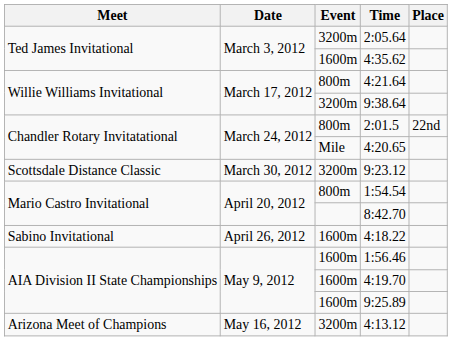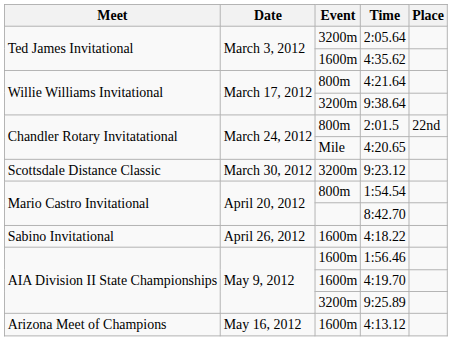(338, 302) 1600m -> (338, 302) 3200m
(338, 324) 3200m -> (338, 324) 1600m
